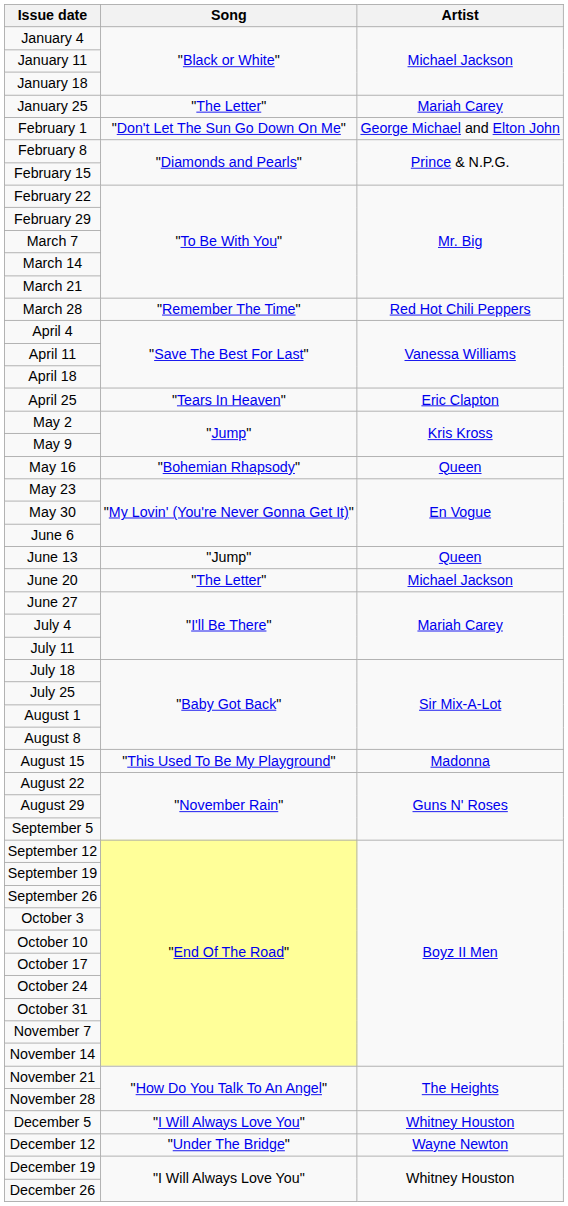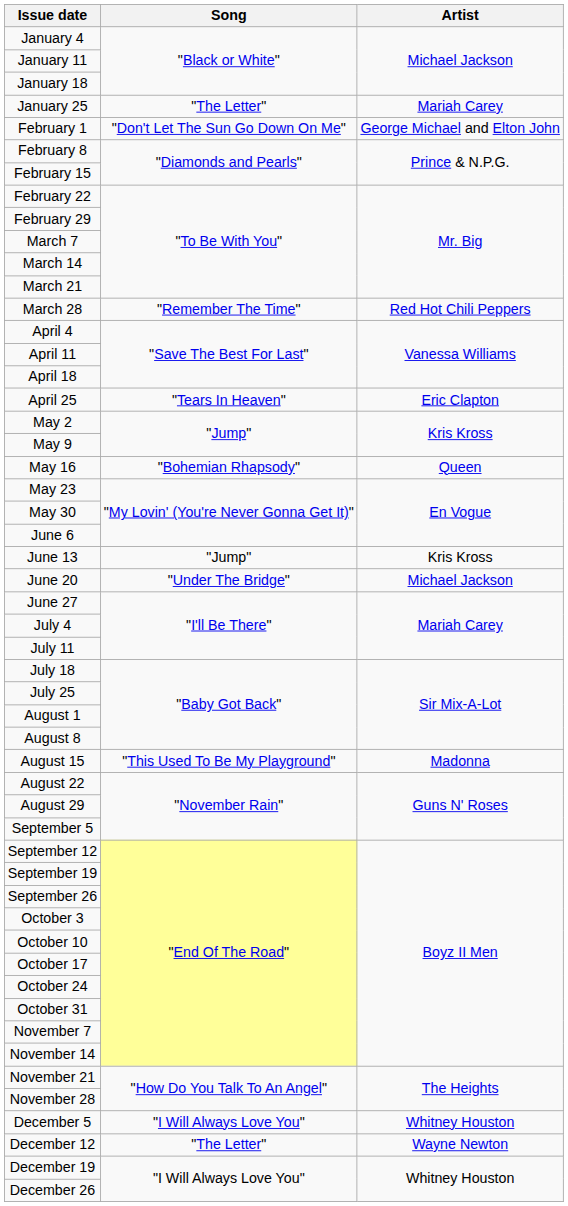(460, 557) Queen -> (460, 557) Kris Kross
(229, 580) "The Letter" -> (229, 580) "Under The Bridge"
(229, 1144) "Under The Bridge" -> (229, 1144) "The Letter"
